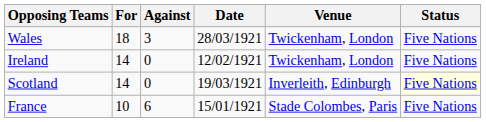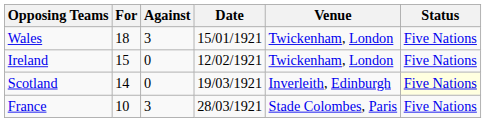(230, 38) 28/03/1921 -> (230, 38) 15/01/1921
(122, 60) 14 -> (122, 60) 15
(147, 106) 6 -> (147, 106) 3
(230, 106) 15/01/1921 -> (230, 106) 28/03/1921
